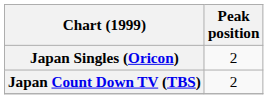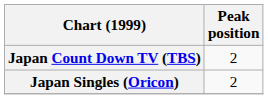rows swapped: (104, 57) <-> (104, 81)
